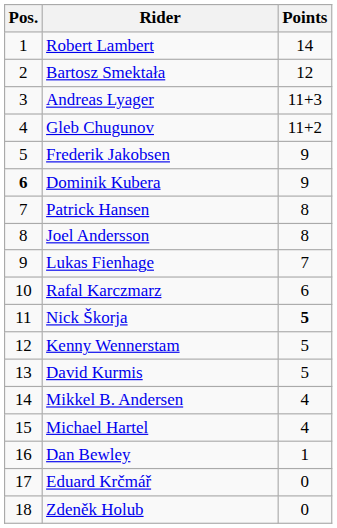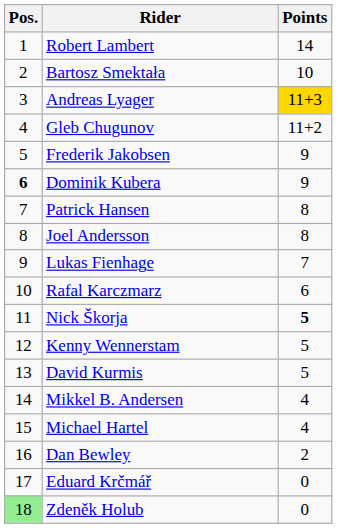(305, 72) 12 -> (305, 72) 10
(305, 99) no background -> (305, 99) gold background
(305, 454) 1 -> (305, 454) 2
(23, 509) no background -> (23, 509) lightgreen background
